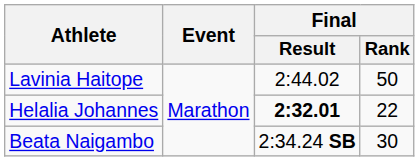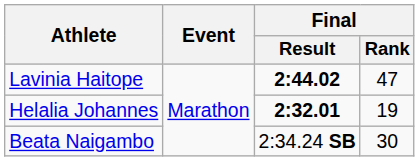(307, 80) normal -> (307, 80) bold
(387, 80) 50 -> (387, 80) 47
(387, 111) 22 -> (387, 111) 19
